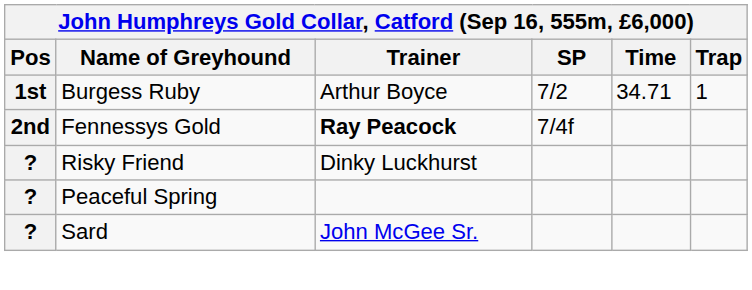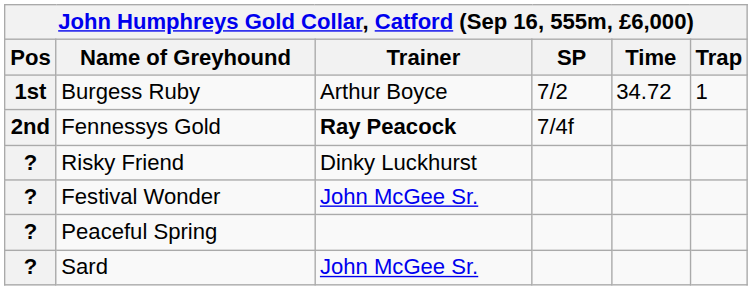(644, 92) 34.71 -> (644, 92) 34.72
+ row: (141, 197)
